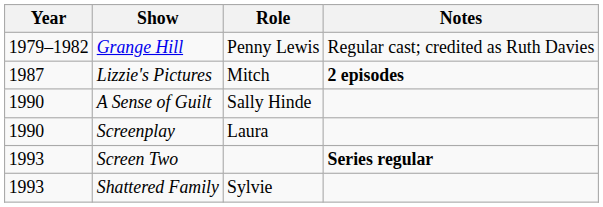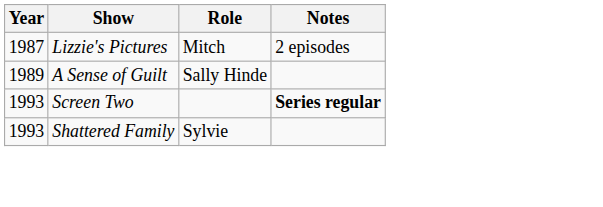- row: (140, 46)
(366, 74) bold -> (312, 46) normal
(26, 103) 1990 -> (26, 74) 1989
- row: (136, 131)
